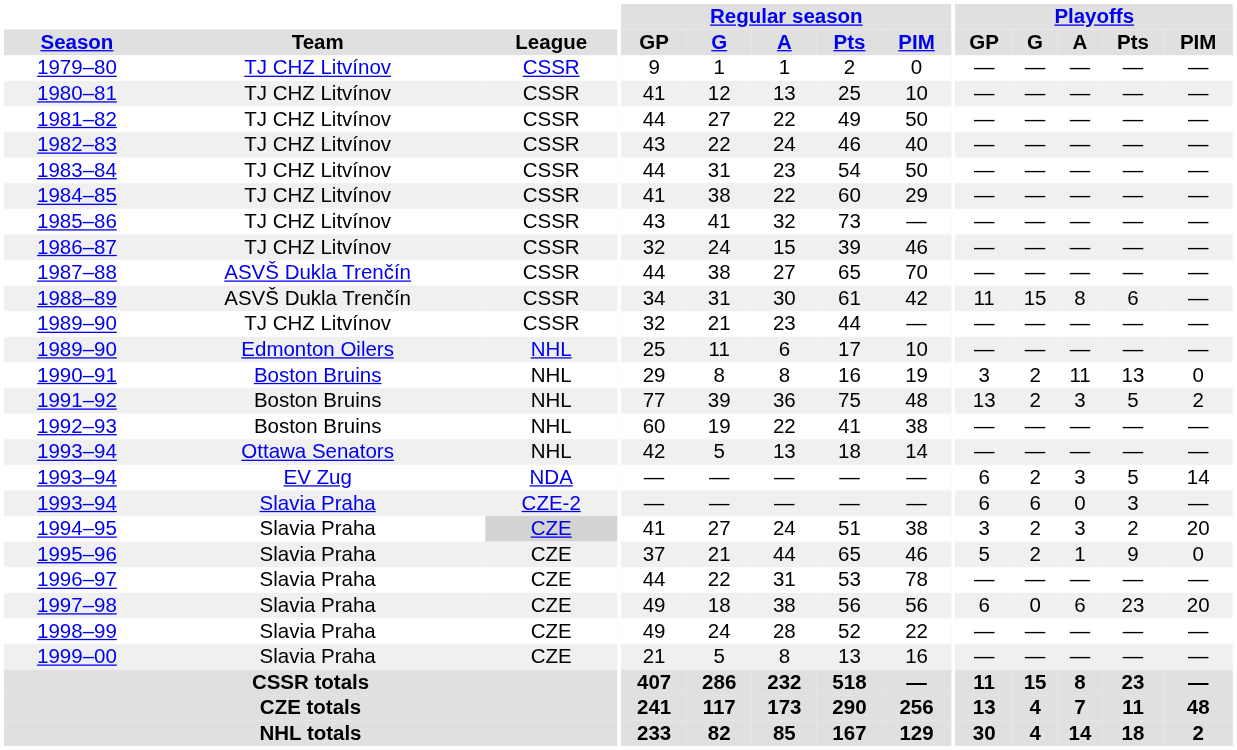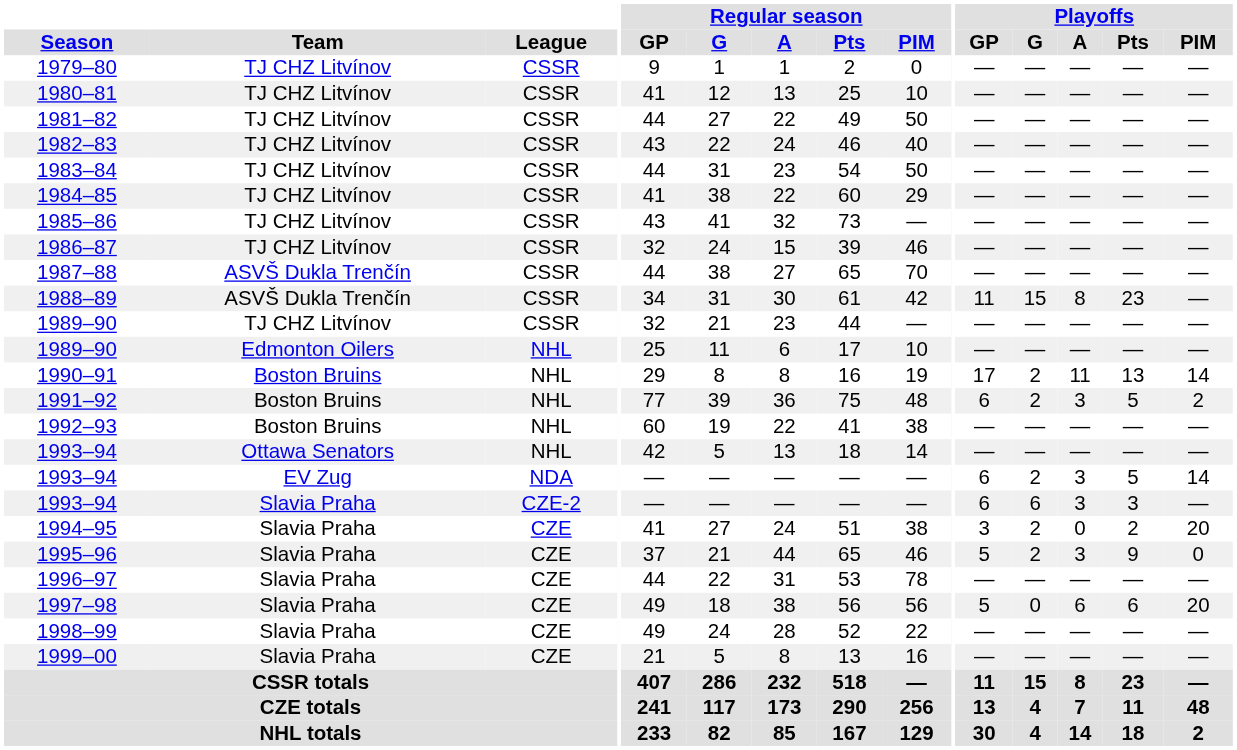(1133, 298) 6 -> (1133, 298) 23
(984, 375) 3 -> (984, 375) 17
(1198, 375) 0 -> (1198, 375) 14
(984, 400) 13 -> (984, 400) 6
(1080, 503) 0 -> (1080, 503) 3
(551, 528) lightgrey background -> (551, 528) no background
(1080, 528) 3 -> (1080, 528) 0
(1080, 554) 1 -> (1080, 554) 3
(984, 605) 6 -> (984, 605) 5
(1133, 605) 23 -> (1133, 605) 6
